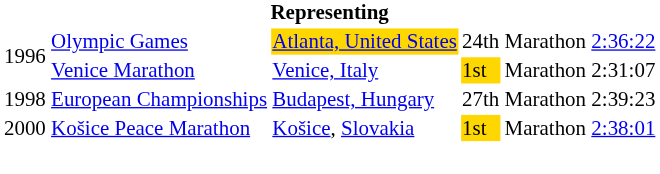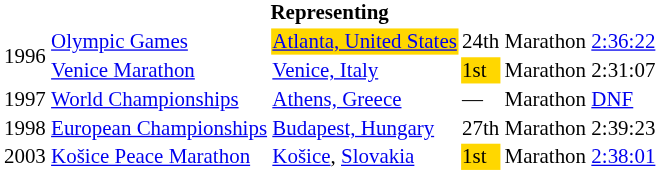+ row: (145, 99)
(25, 127) 2000 -> (25, 156) 2003
